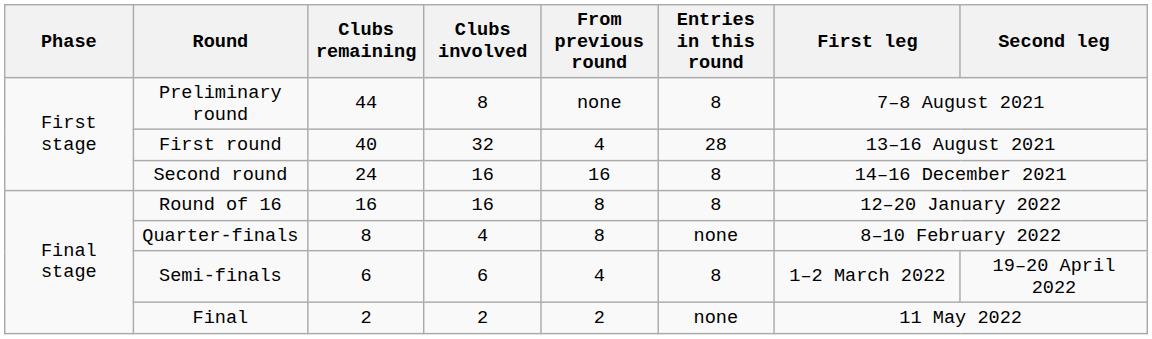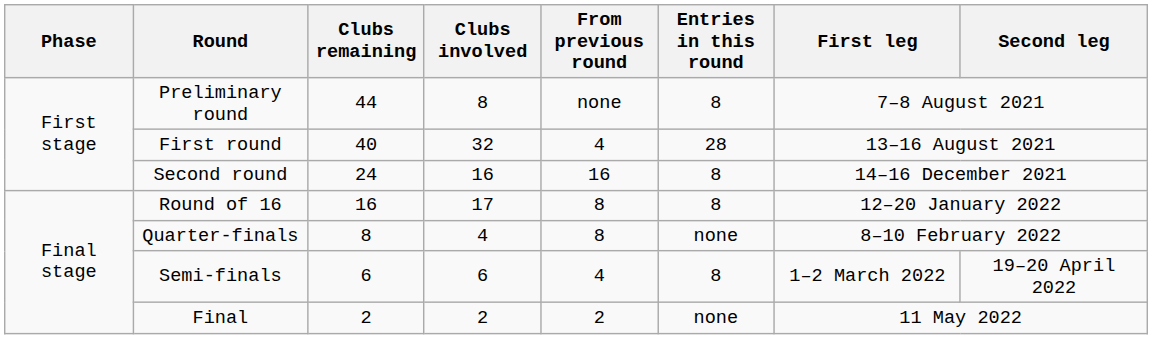(483, 205) 16 -> (483, 205) 17
